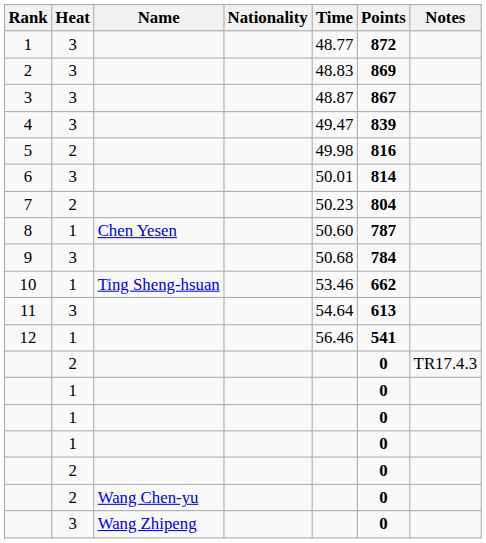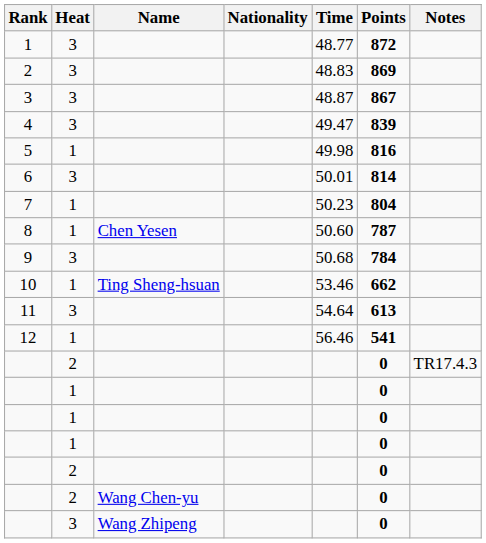(73, 151) 2 -> (73, 151) 1
(73, 204) 2 -> (73, 204) 1
